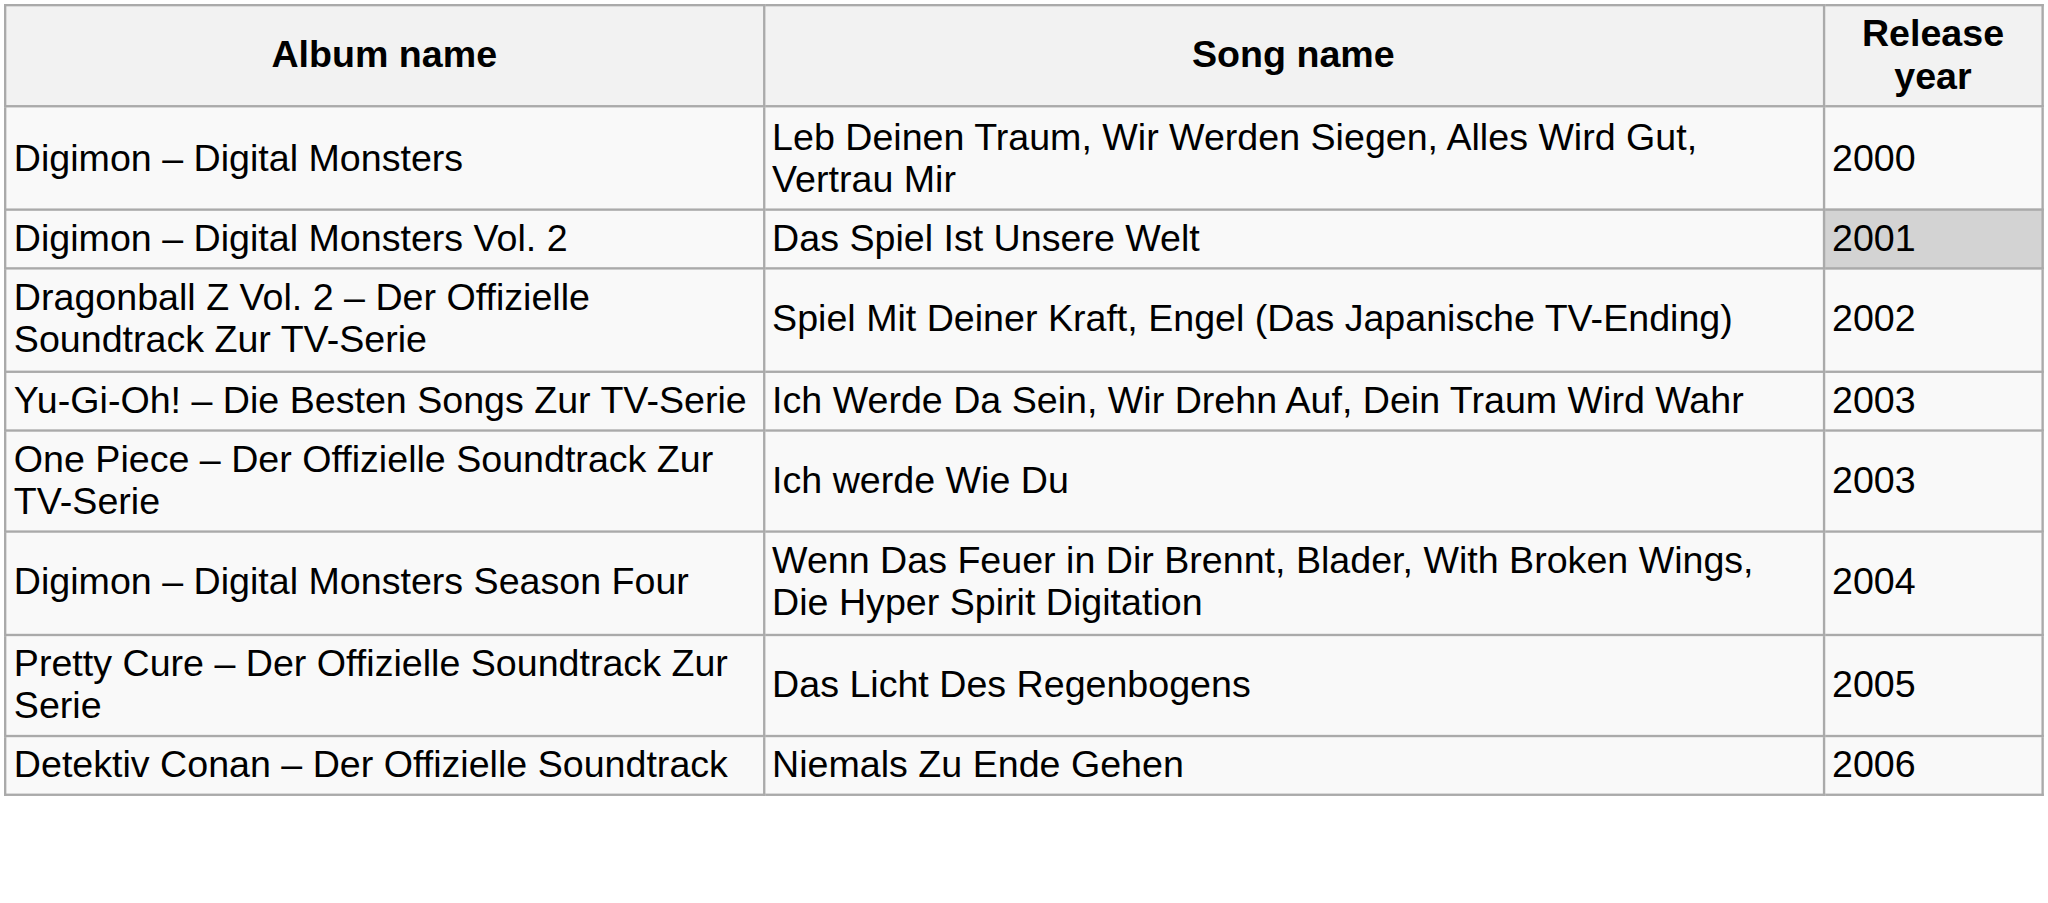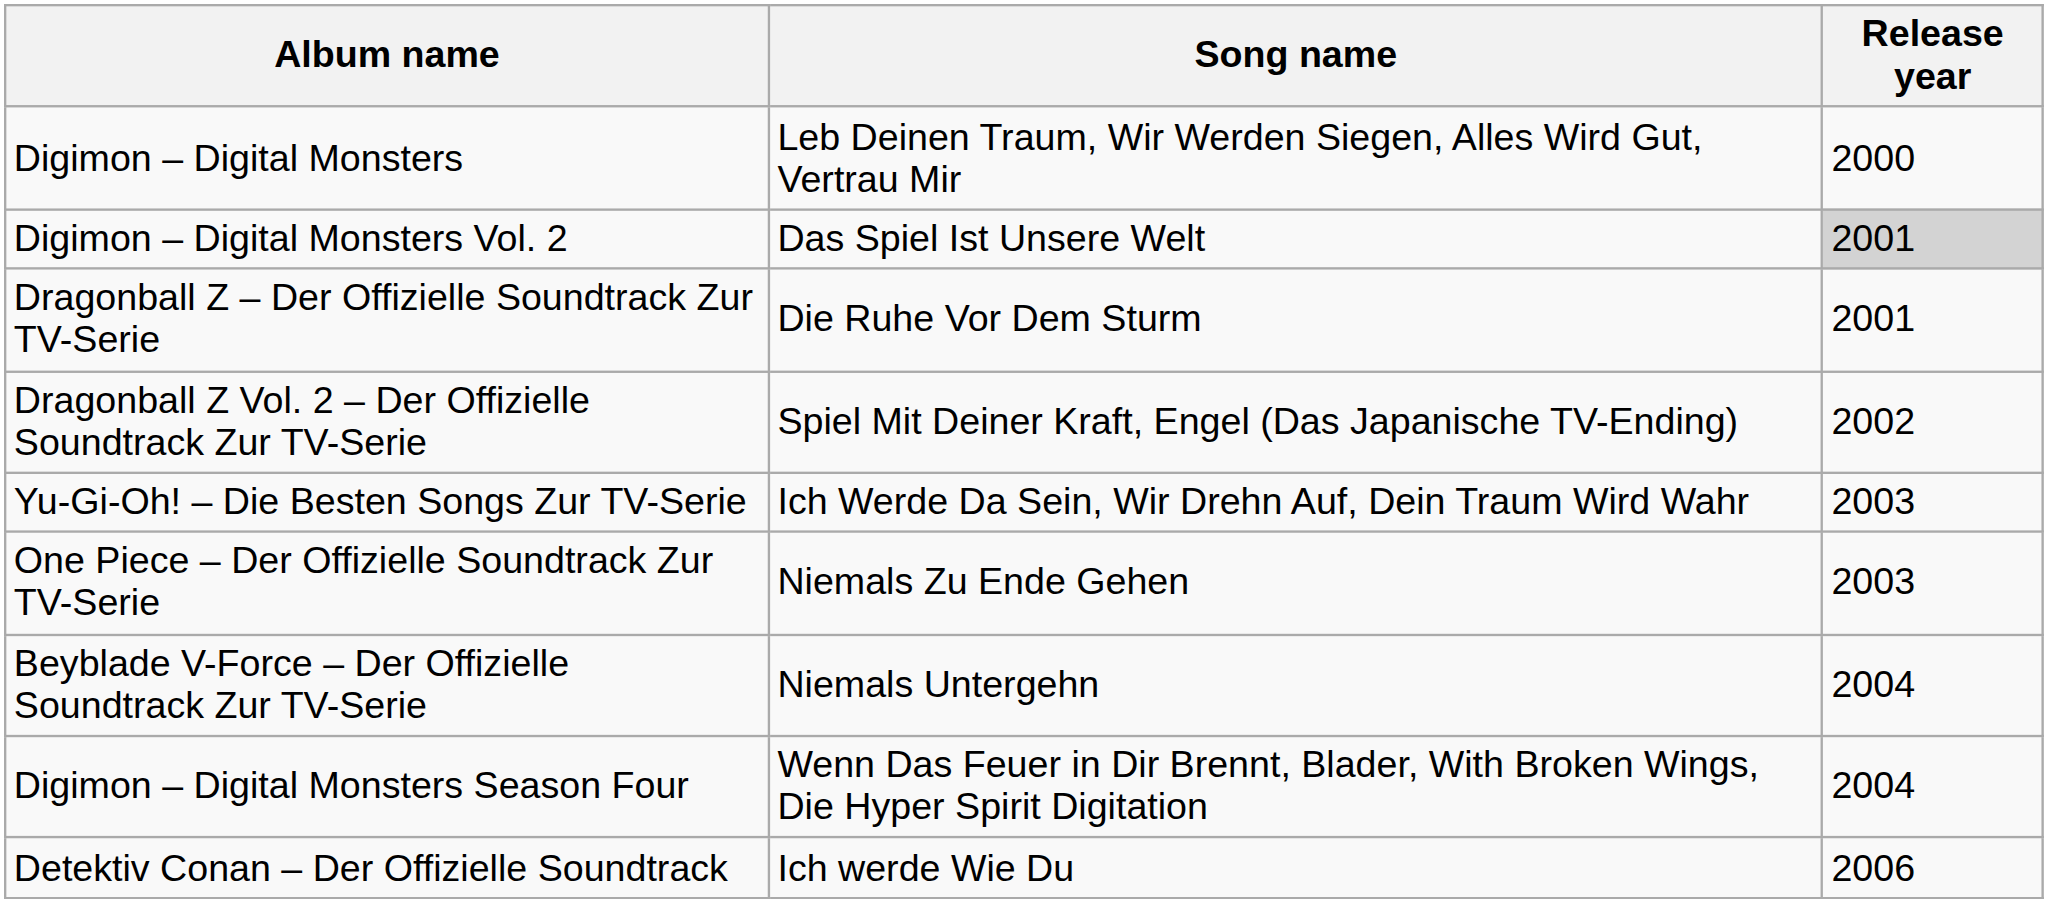+ row: (383, 318)
(920, 480) Ich werde Wie Du -> (983, 582) Niemals Zu Ende Gehen
+ row: (291, 684)
- row: (371, 684)
(978, 765) Niemals Zu Ende Gehen -> (926, 867) Ich werde Wie Du
